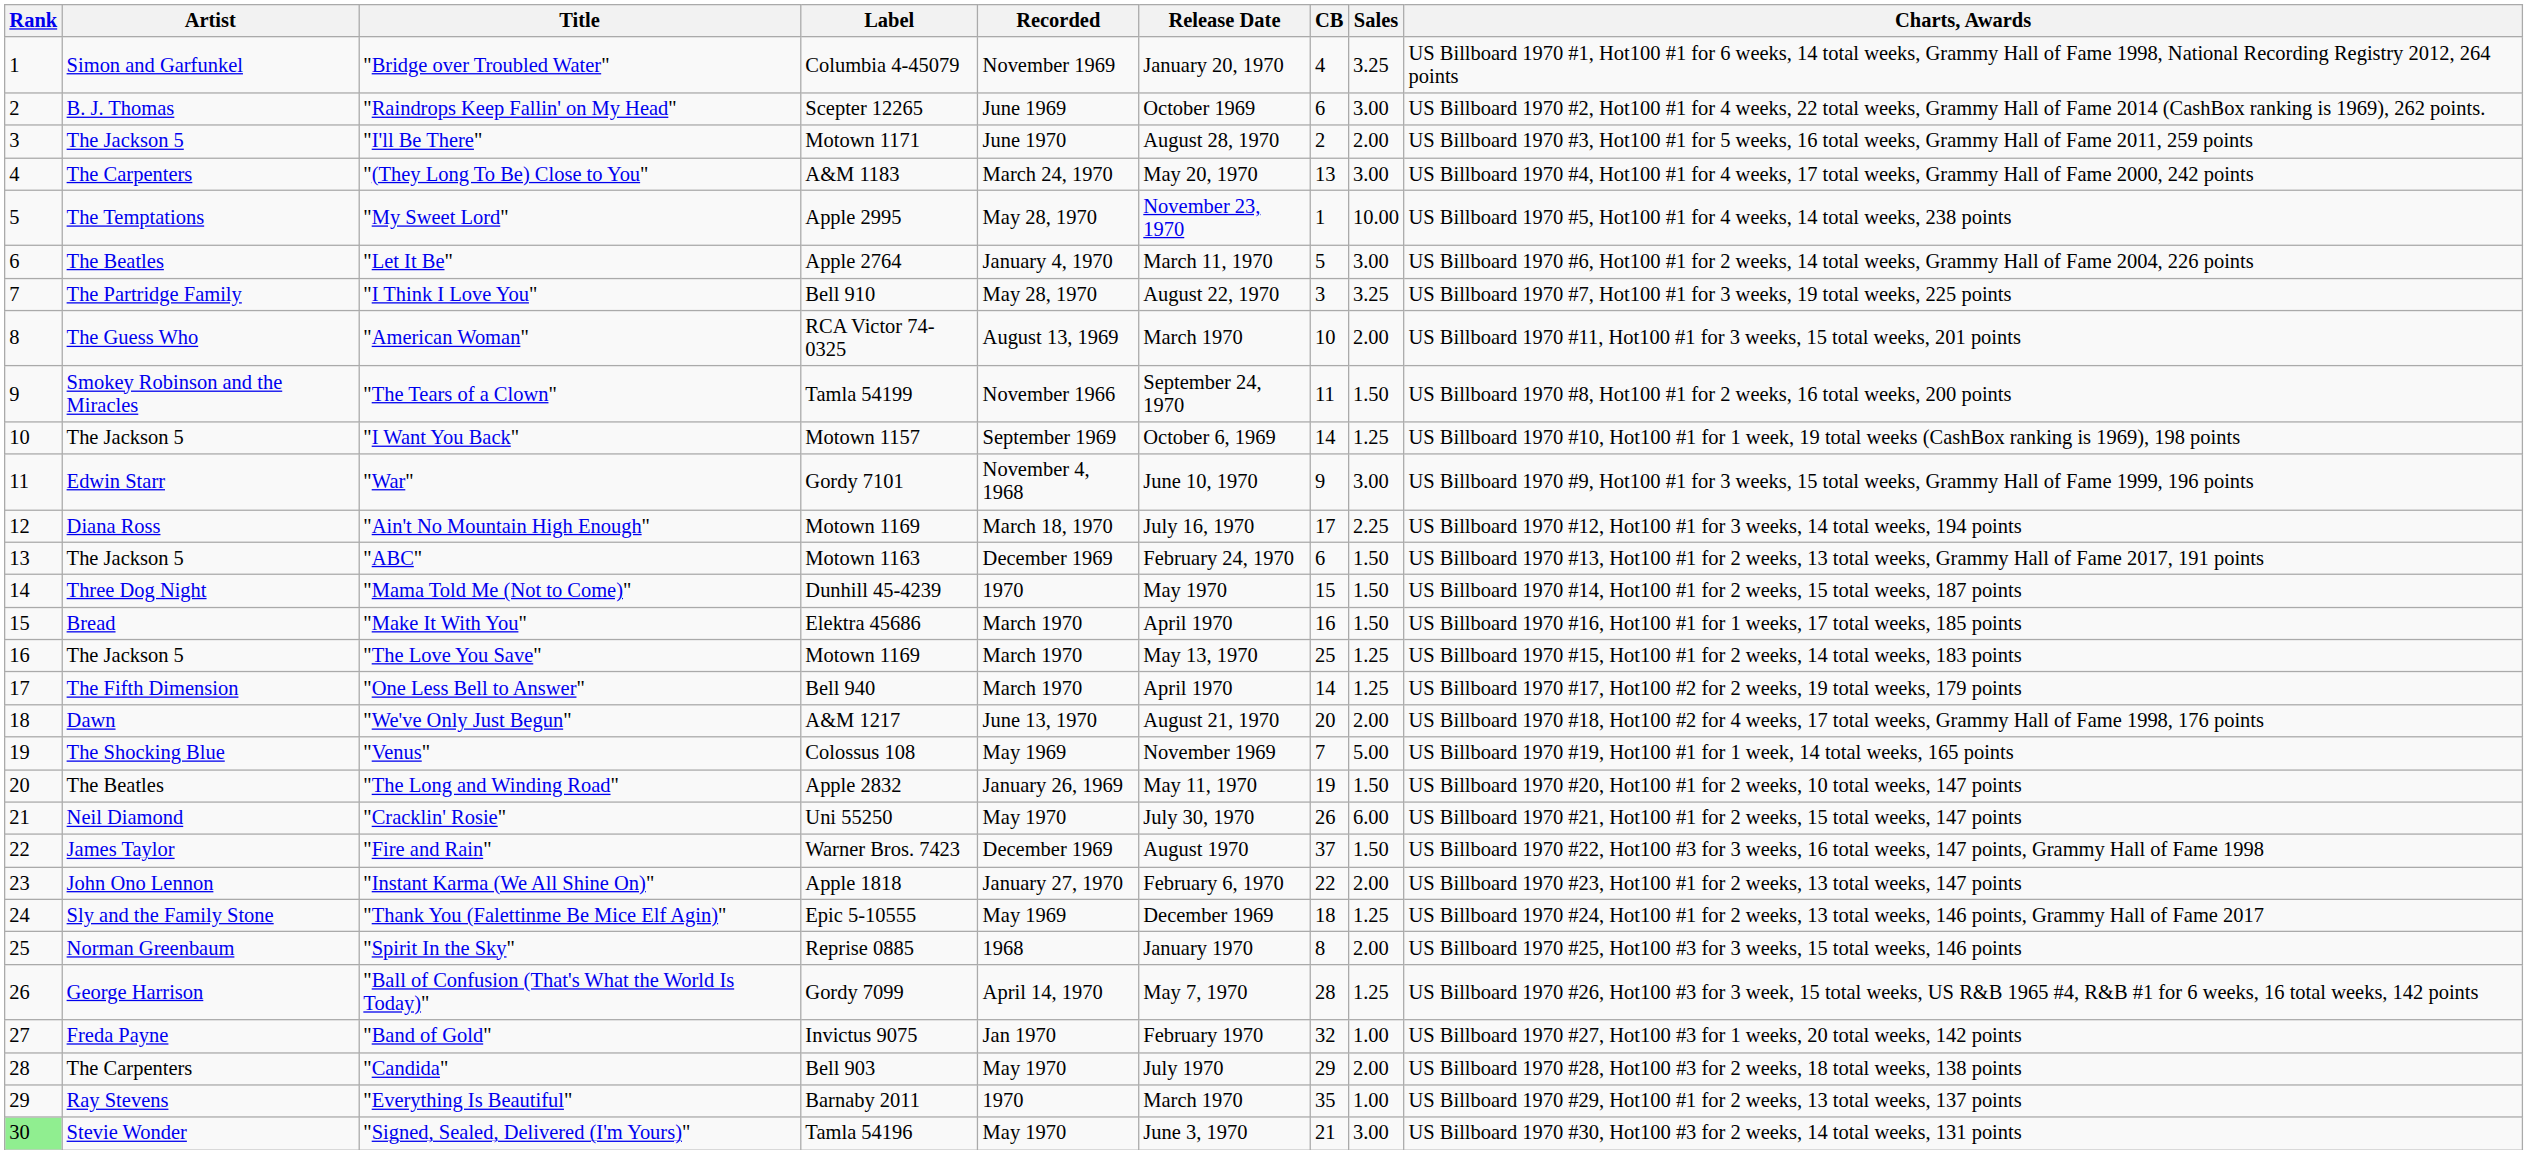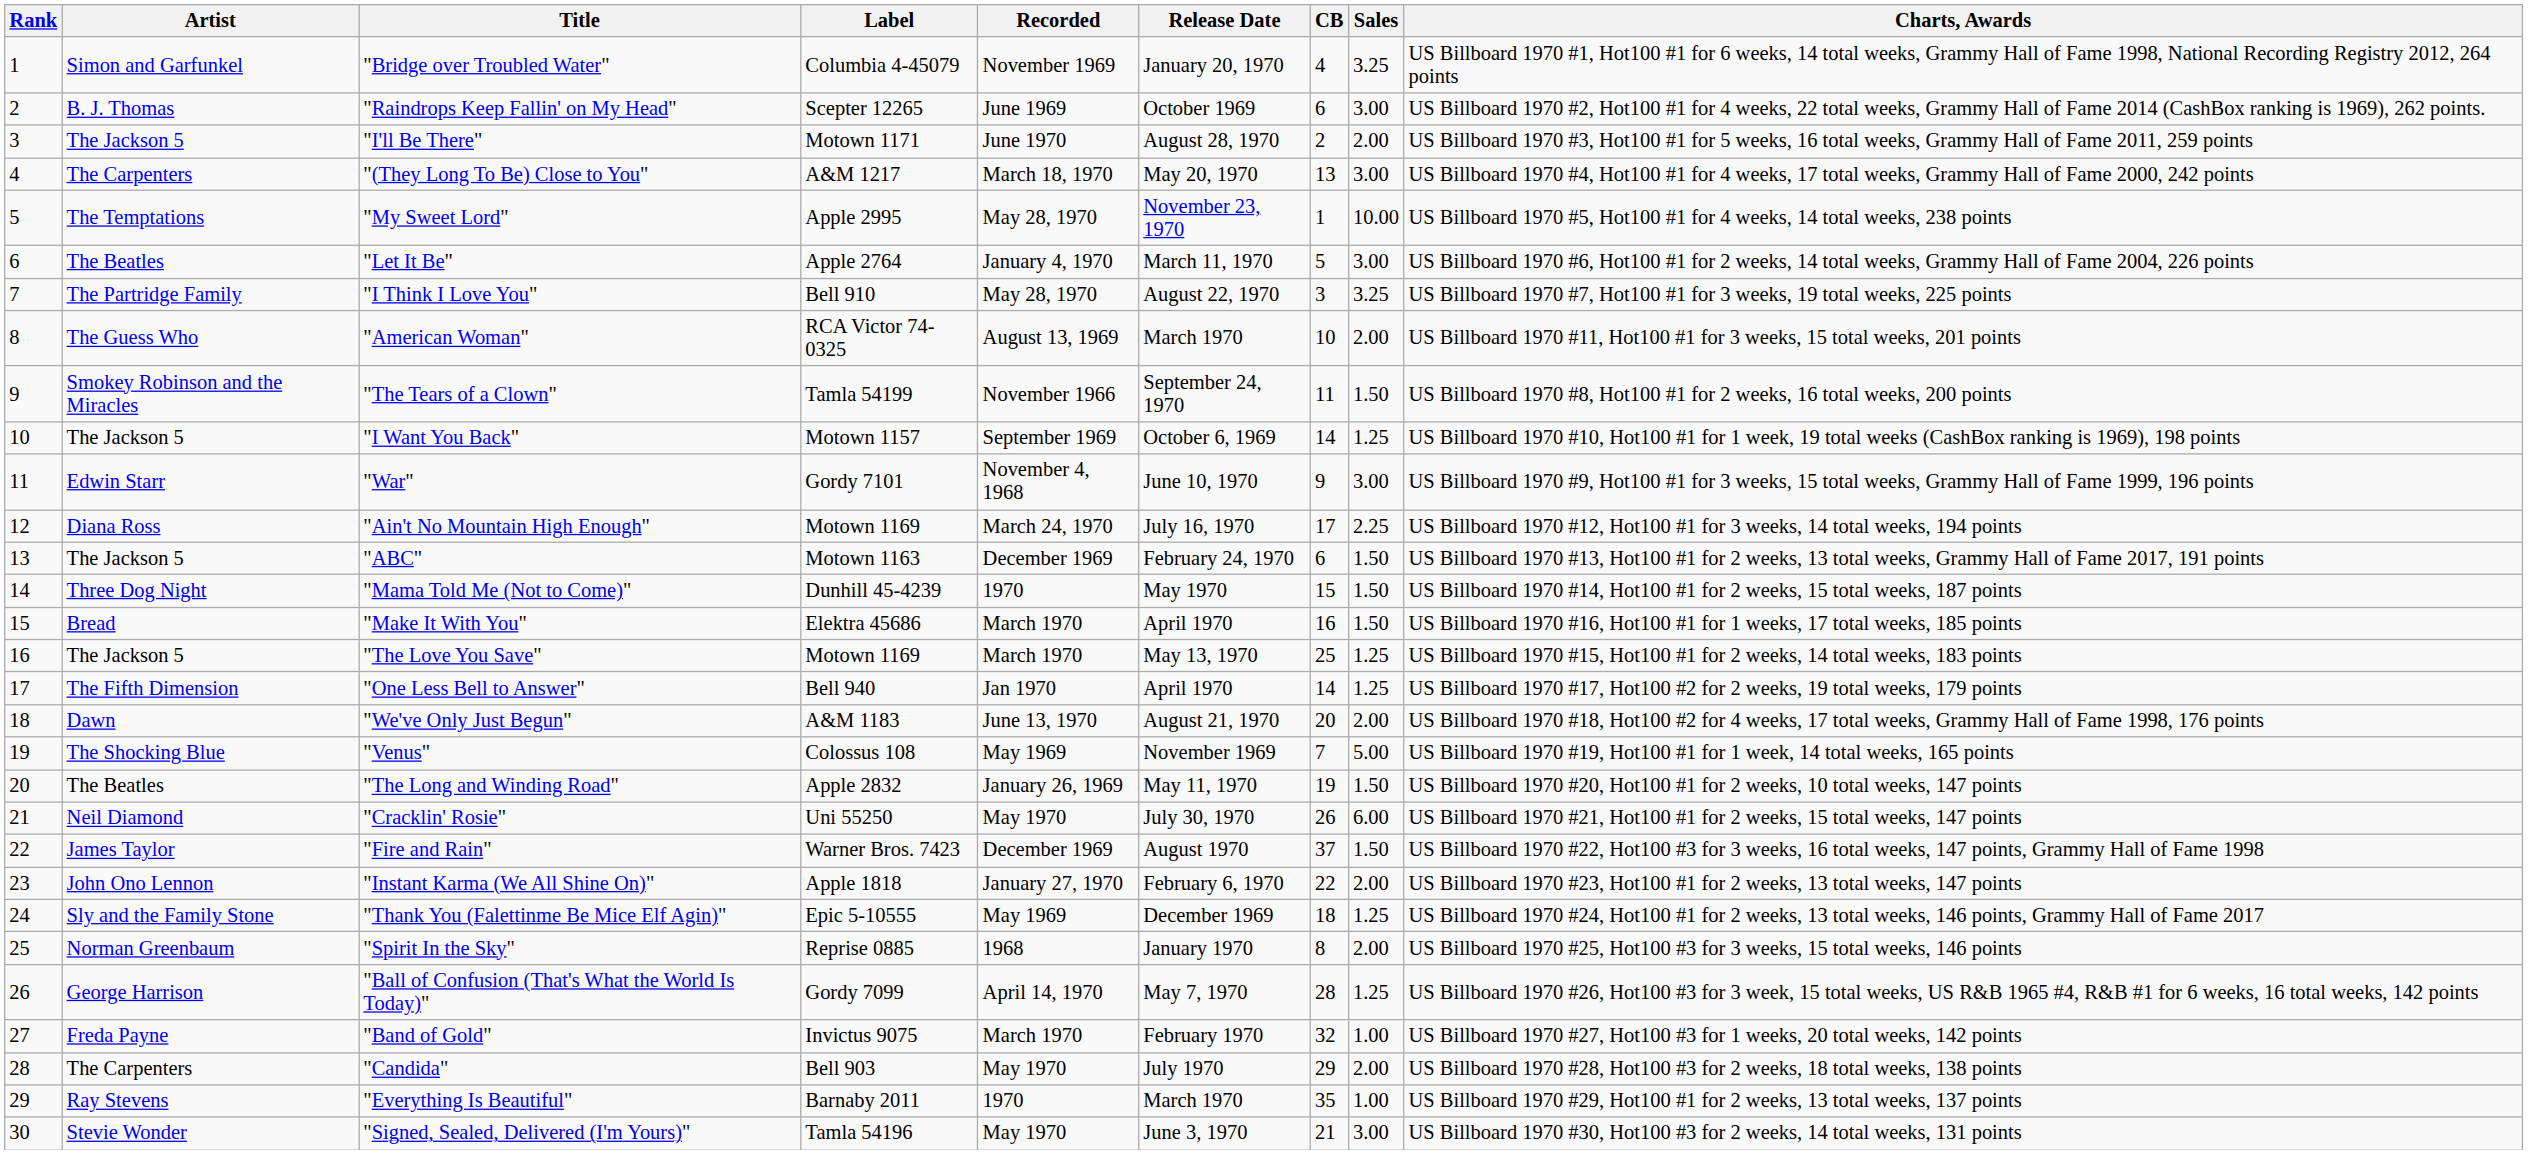(852, 173) A&M 1183 -> (853, 173) A&M 1217
(1048, 173) March 24, 1970 -> (1048, 173) March 18, 1970
(1048, 525) March 18, 1970 -> (1048, 525) March 24, 1970
(1032, 688) March 1970 -> (1019, 688) Jan 1970
(853, 720) A&M 1217 -> (852, 720) A&M 1183
(1019, 1035) Jan 1970 -> (1032, 1035) March 1970
(20, 1133) lightgreen background -> (20, 1133) no background
